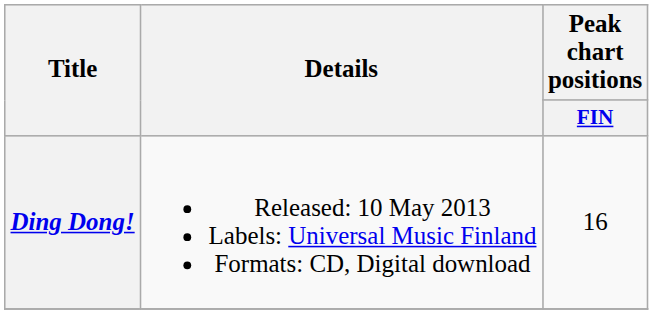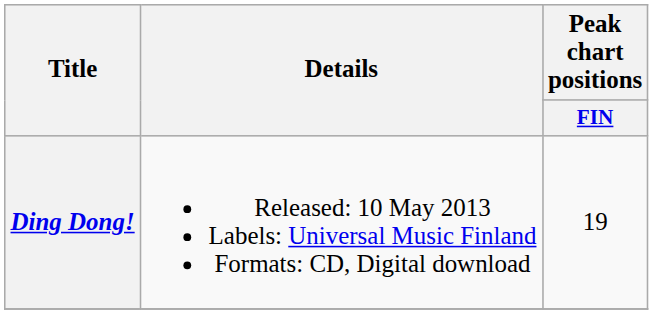(595, 222) 16 -> (595, 222) 19
